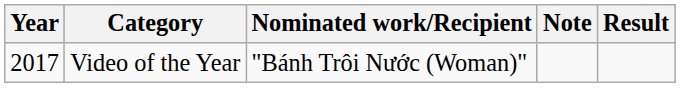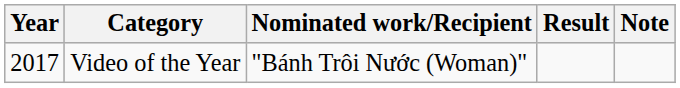columns swapped: (636, 23) <-> (567, 23)
